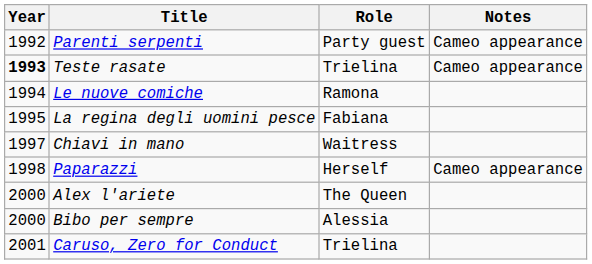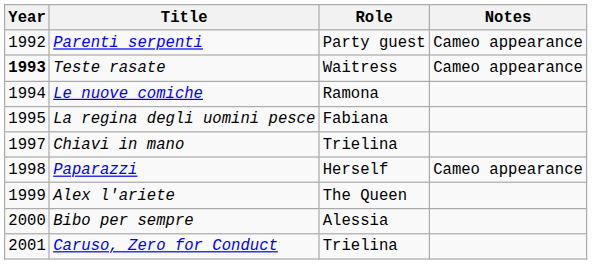(360, 68) Trielina -> (360, 68) Waitress
(360, 144) Waitress -> (360, 144) Trielina
(27, 195) 2000 -> (27, 195) 1999
